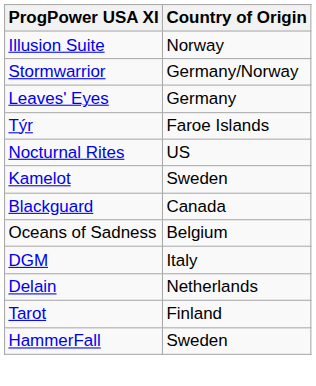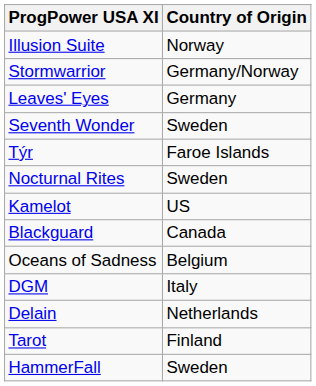+ row: (71, 125)
(178, 152) US -> (197, 179) Sweden
(197, 179) Sweden -> (178, 206) US
